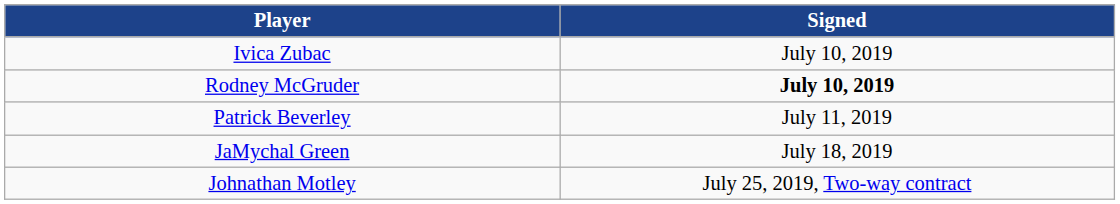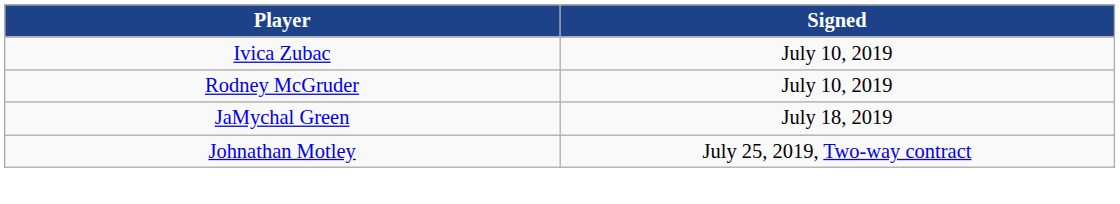(837, 85) bold -> (837, 85) normal
- row: (282, 118)
